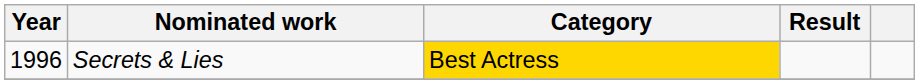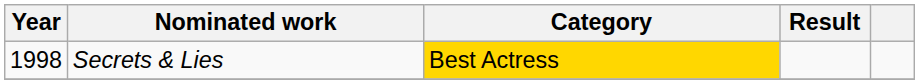(36, 60) 1996 -> (36, 60) 1998
